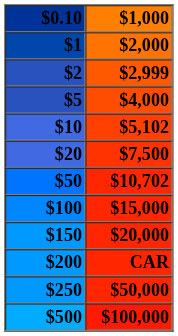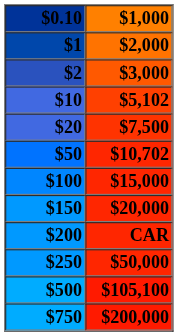(144, 72) $2,999 -> (144, 72) $3,000
- row: (73, 99)
(135, 316) $100,000 -> (135, 289) $105,100
+ row: (64, 316)
